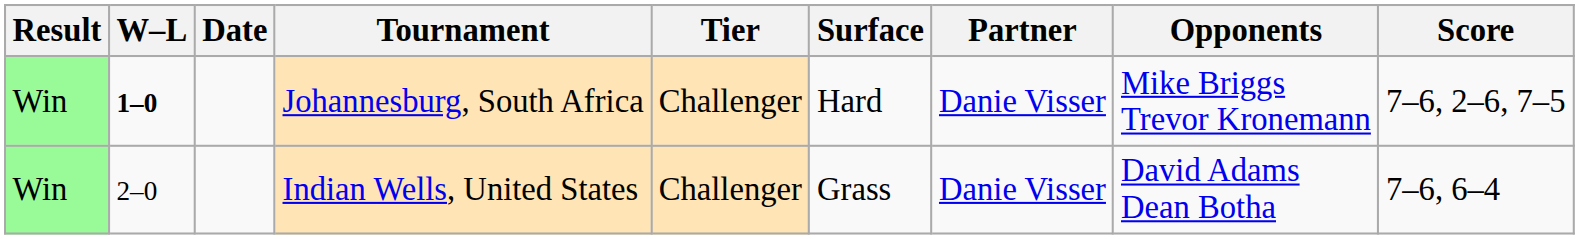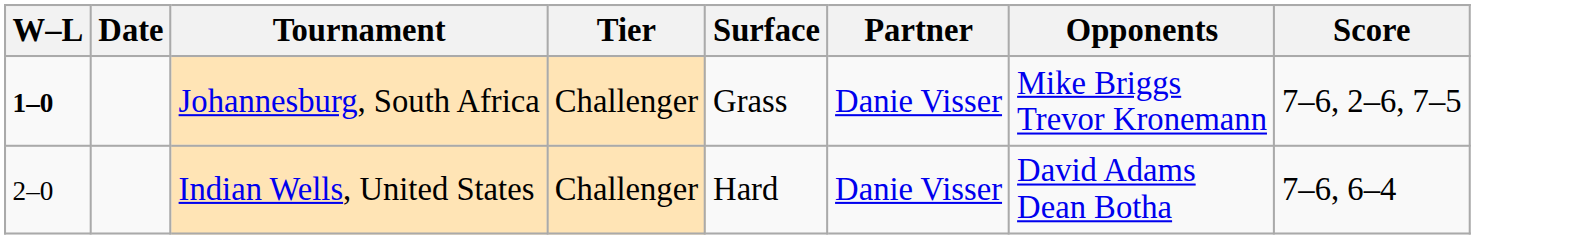- column: (57, 30)
(850, 100) Hard -> (750, 100) Grass
(854, 188) Grass -> (746, 188) Hard
